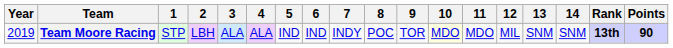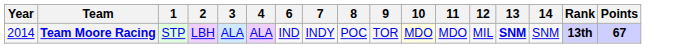- column: (289, 14)
(21, 33) 2019 -> (21, 33) 2014
(540, 33) normal -> (513, 33) bold
(646, 33) 90 -> (619, 33) 67
